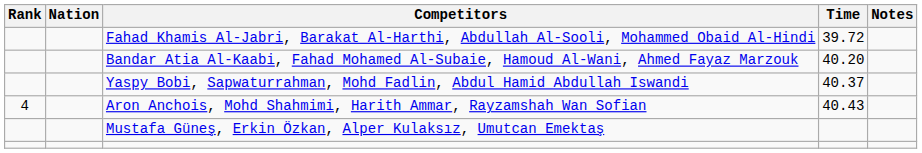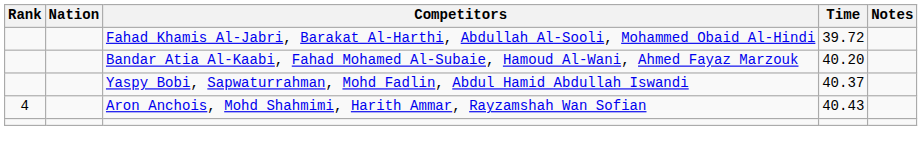- row: (355, 130)
